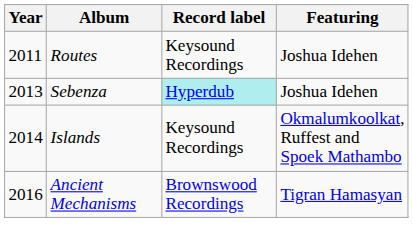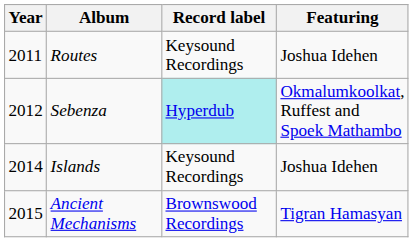(26, 91) 2013 -> (26, 110) 2012
(329, 91) Joshua Idehen -> (342, 110) Okmalumkoolkat, Ruffest and Spoek Mathambo
(342, 138) Okmalumkoolkat, Ruffest and Spoek Mathambo -> (329, 166) Joshua Idehen
(26, 194) 2016 -> (26, 213) 2015
